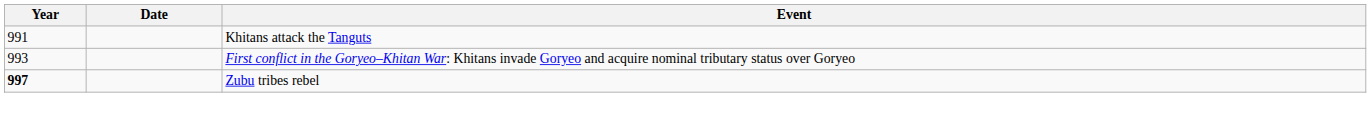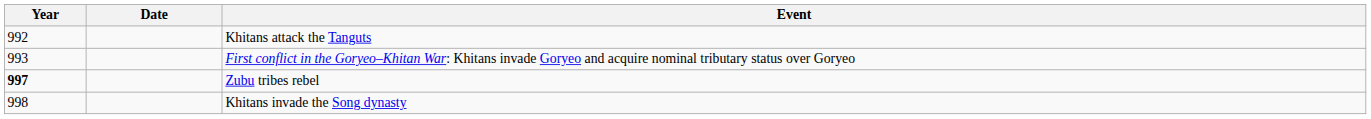(18, 37) 991 -> (18, 37) 992
+ row: (316, 102)
